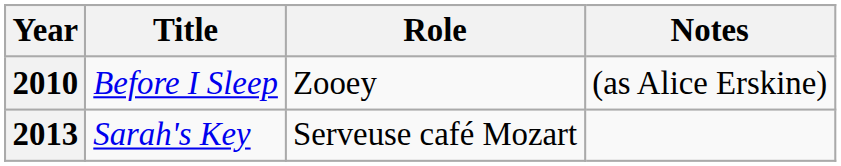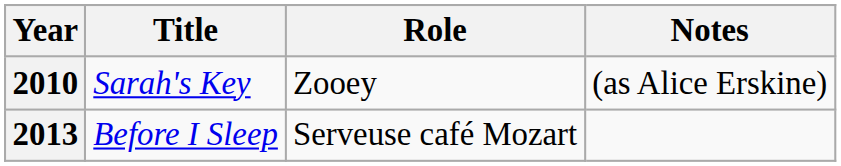(186, 82) Before I Sleep -> (172, 82) Sarah's Key
(172, 134) Sarah's Key -> (186, 134) Before I Sleep
